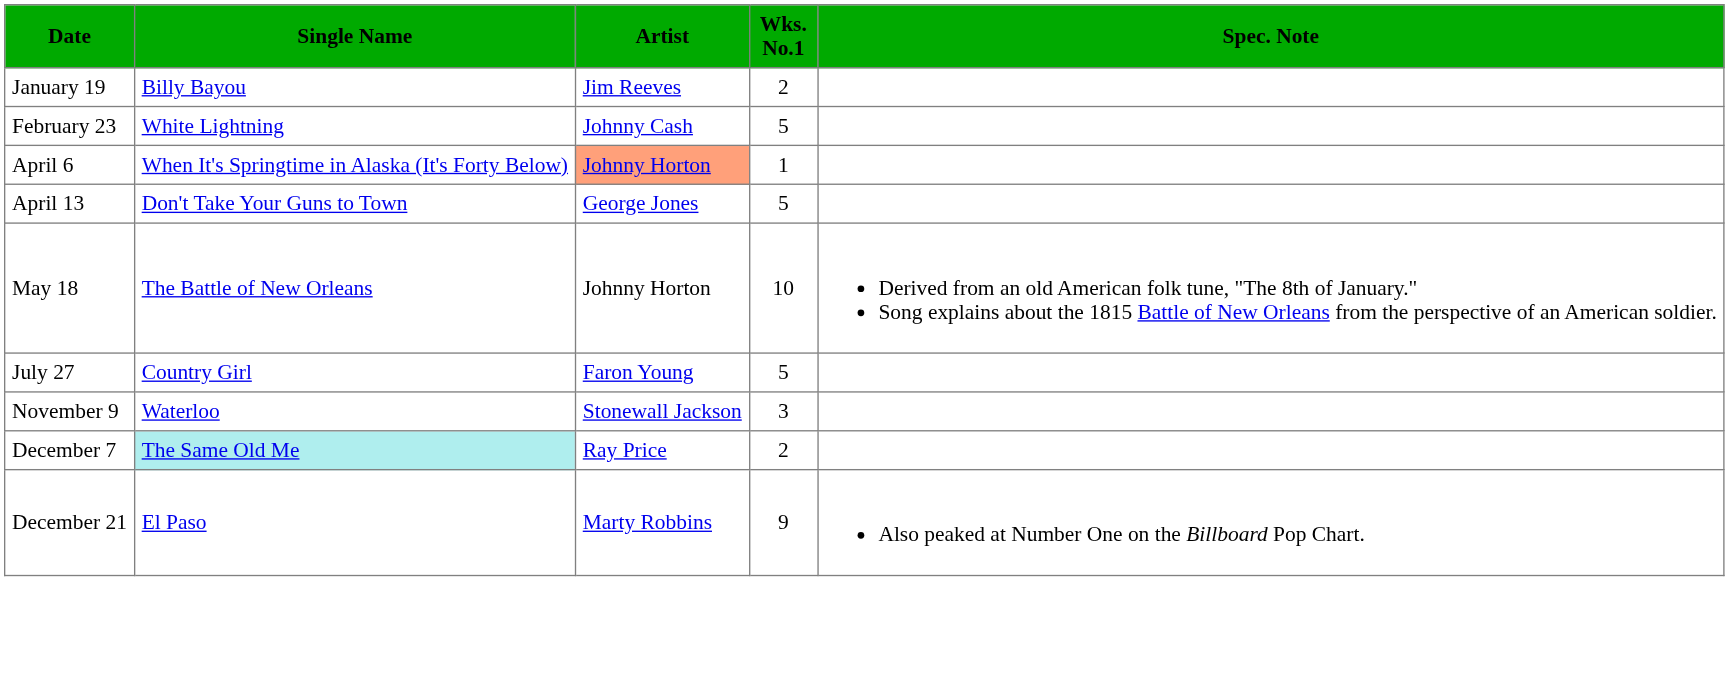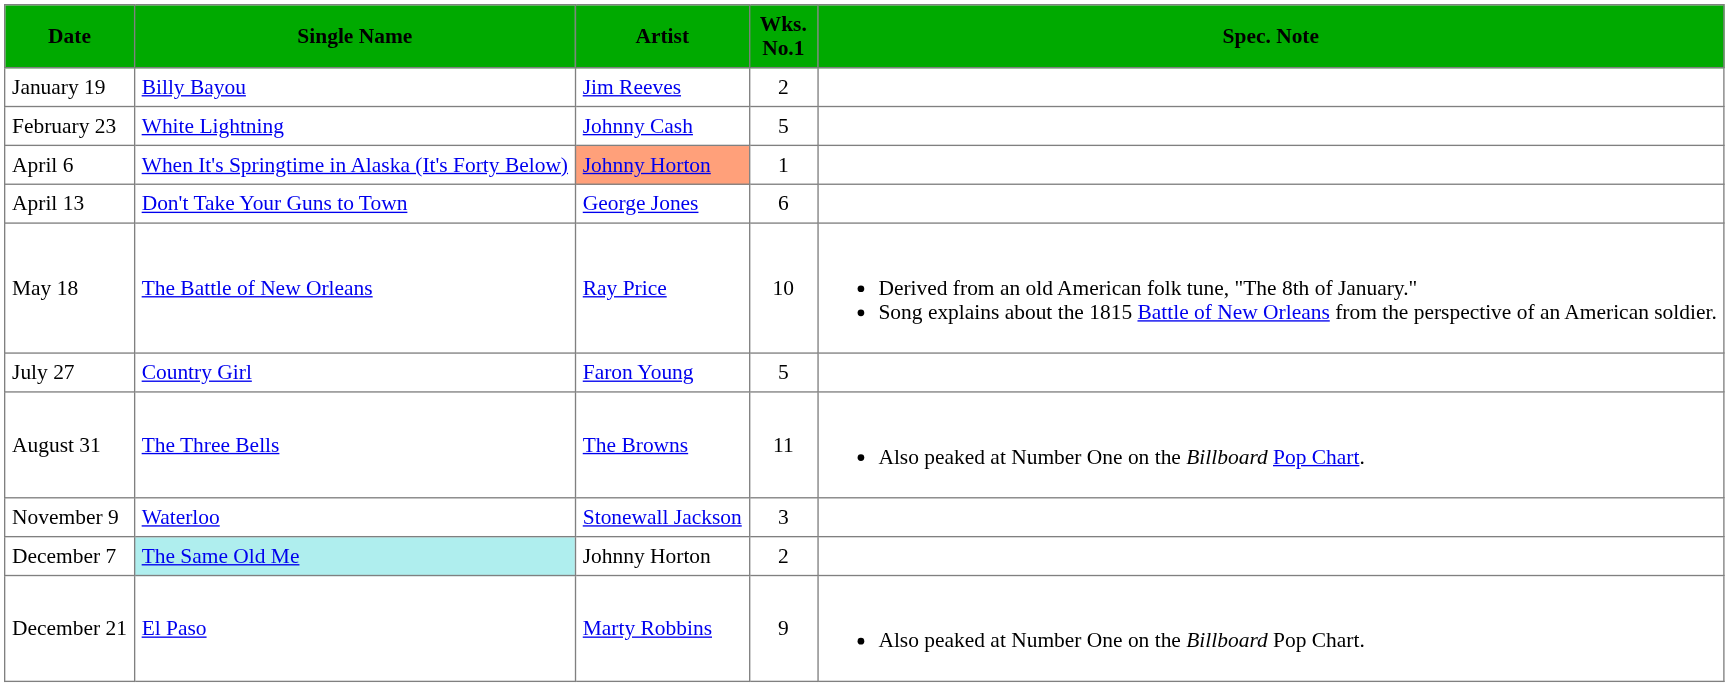(783, 203) 5 -> (783, 203) 6
(647, 287) Johnny Horton -> (625, 287) Ray Price
+ row: (56, 444)
(625, 450) Ray Price -> (647, 555) Johnny Horton
